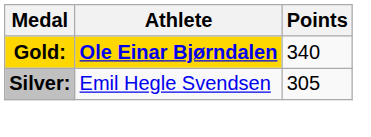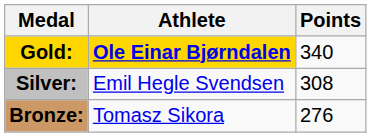(303, 83) 305 -> (317, 83) 308
+ row: (46, 115)
